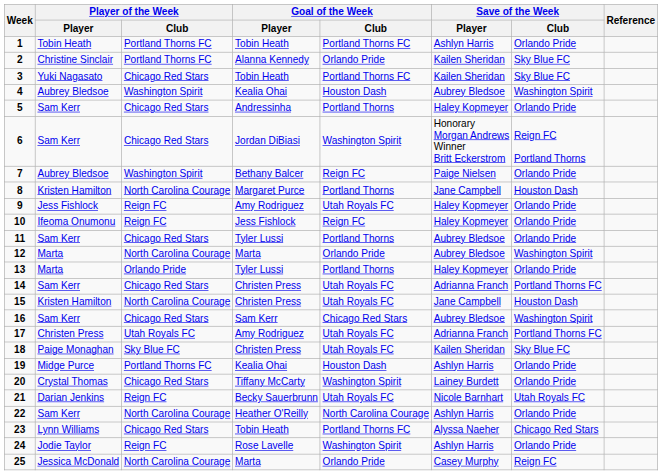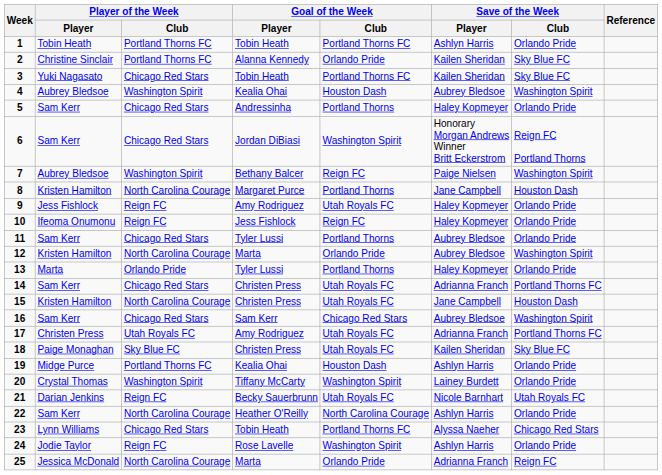(545, 174) Orlando Pride -> (553, 174) Washington Spirit
(50, 254) Marta -> (74, 254) Kristen Hamilton
(166, 382) Chicago Red Stars -> (163, 382) Washington Spirit
(466, 462) Casey Murphy -> (471, 462) Adrianna Franch
